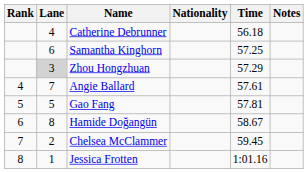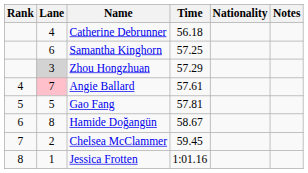columns swapped: (200, 13) <-> (250, 13)
(52, 86) no background -> (52, 86) pink background
